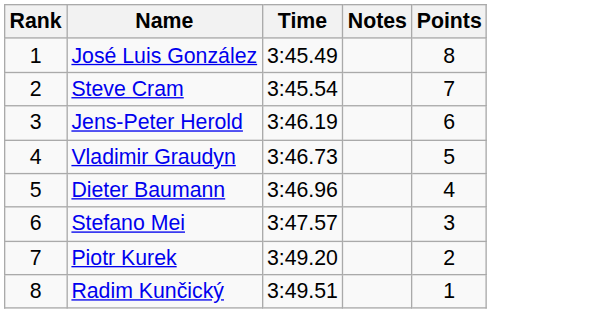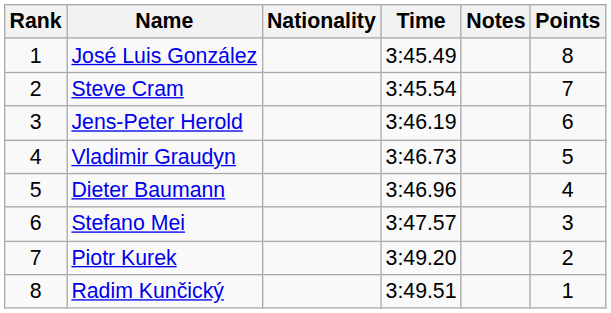+ column: (321, 21)
